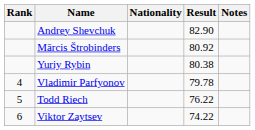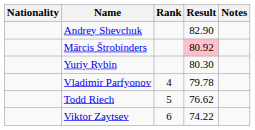columns swapped: (20, 13) <-> (156, 13)
(201, 47) no background -> (201, 47) pink background
(201, 64) 80.38 -> (201, 64) 80.30
(201, 99) 76.22 -> (201, 99) 76.62
